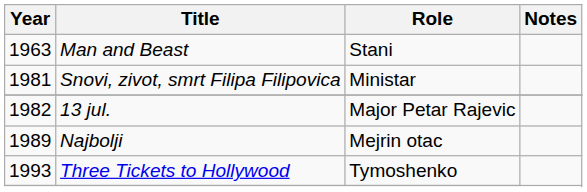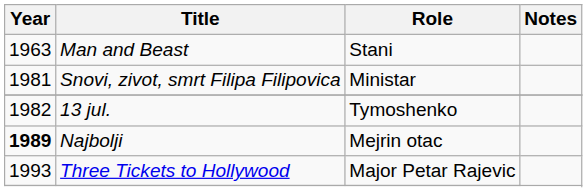(432, 110) Major Petar Rajevic -> (403, 110) Tymoshenko
(30, 140) normal -> (30, 140) bold
(403, 170) Tymoshenko -> (432, 170) Major Petar Rajevic
